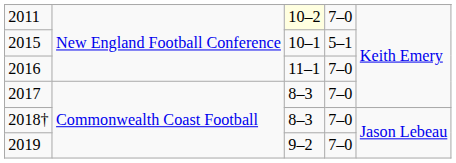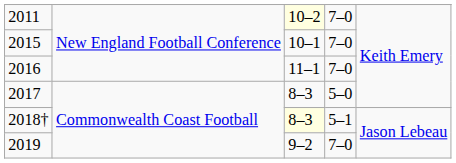(340, 42) 5–1 -> (340, 42) 7–0
(340, 94) 7–0 -> (340, 94) 5–0
(300, 119) no background -> (300, 119) lightyellow background
(340, 119) 7–0 -> (340, 119) 5–1
